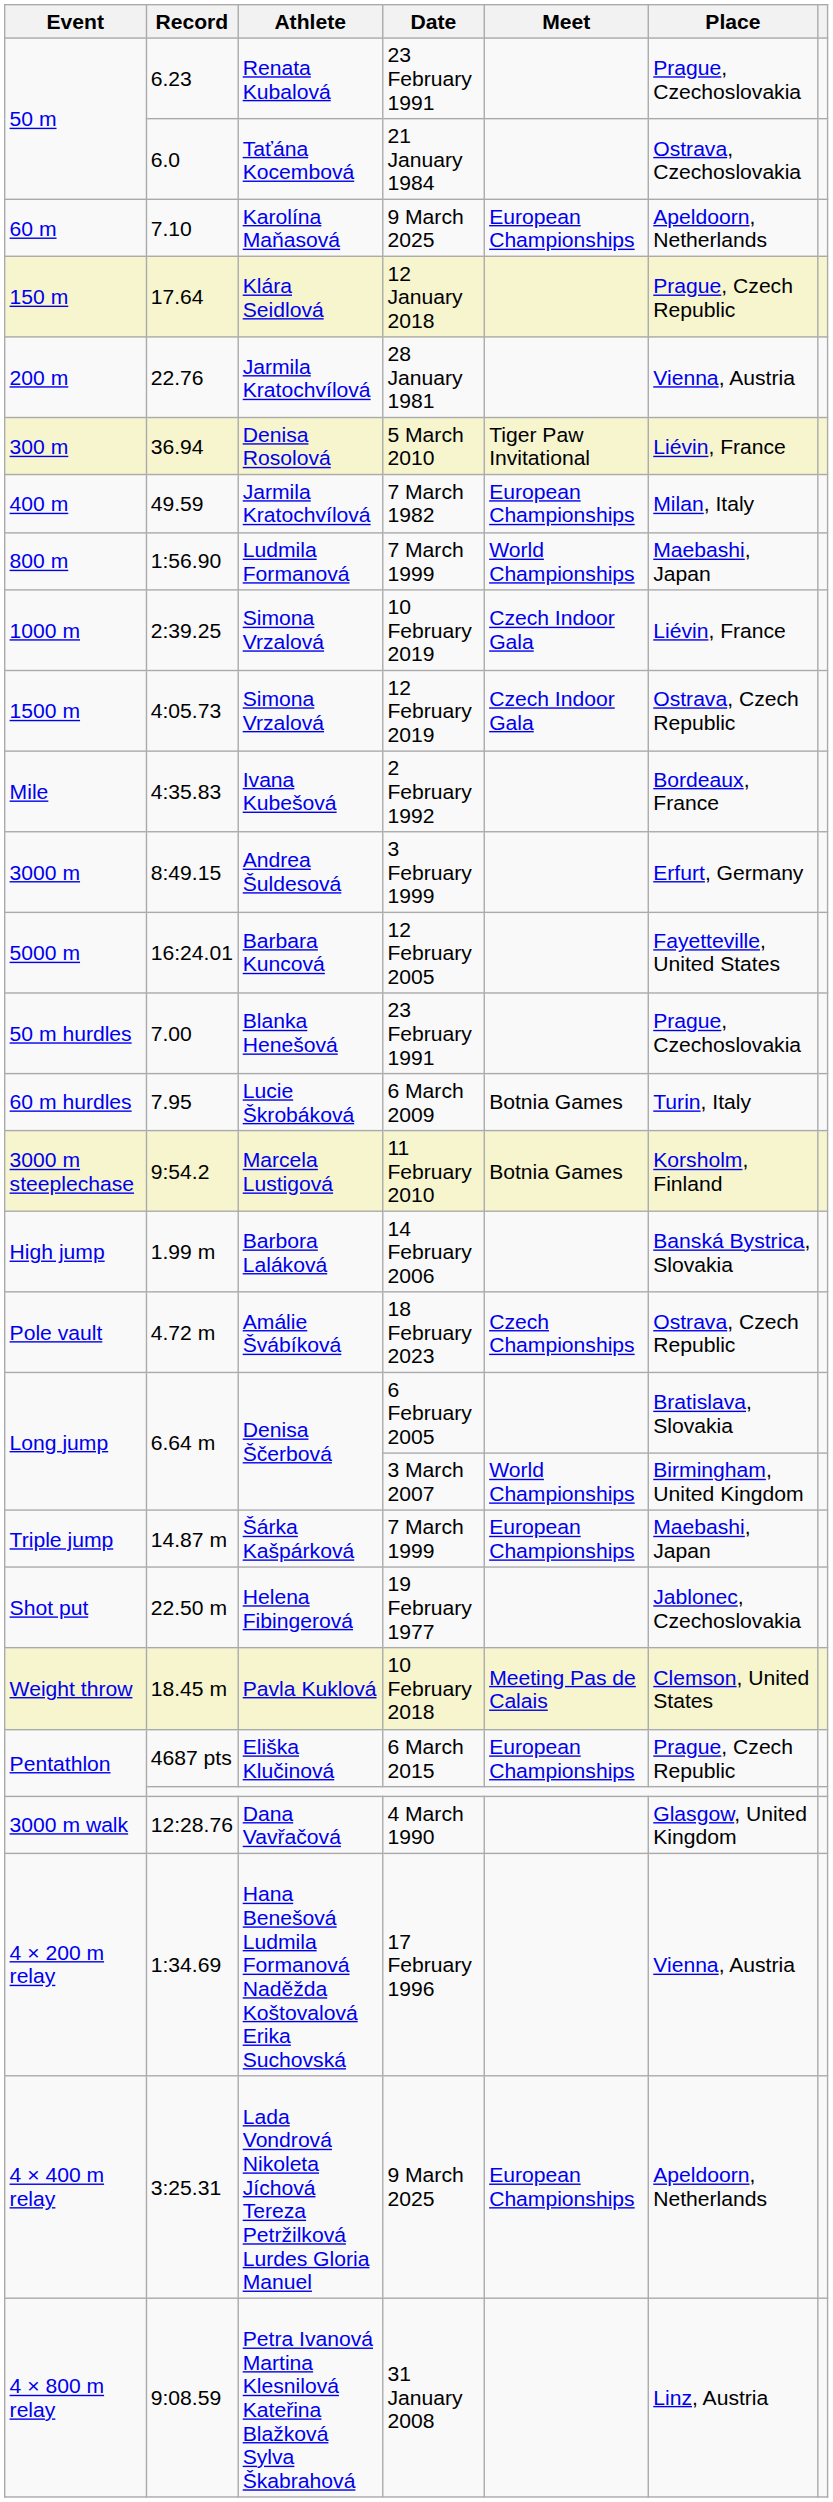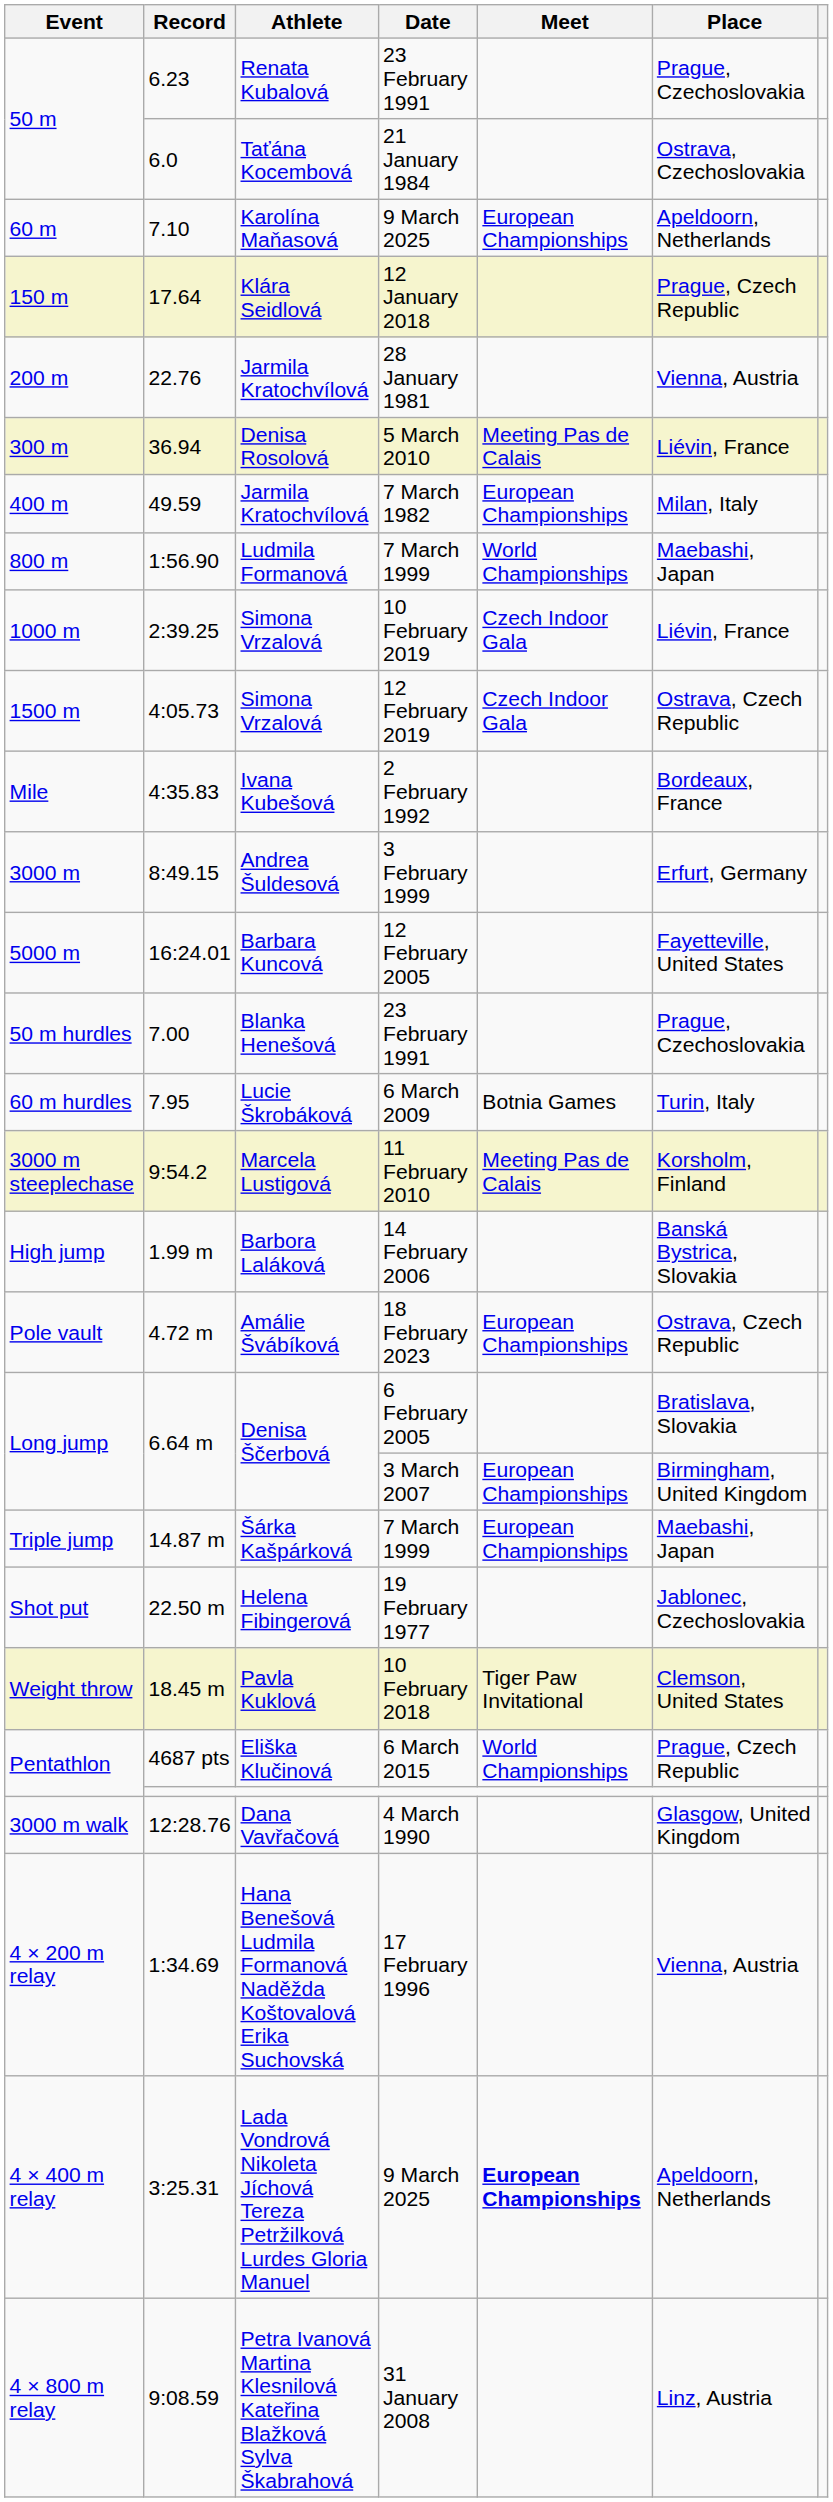(540, 447) Tiger Paw Invitational -> (556, 447) Meeting Pas de Calais
(556, 1171) Botnia Games -> (556, 1171) Meeting Pas de Calais
(562, 1333) Czech Championships -> (555, 1333) European Championships
(562, 1482) World Championships -> (555, 1482) European Championships
(562, 1689) Meeting Pas de Calais -> (533, 1689) Tiger Paw Invitational
(562, 1758) European Championships -> (555, 1758) World Championships
(562, 2187) normal -> (562, 2187) bold
